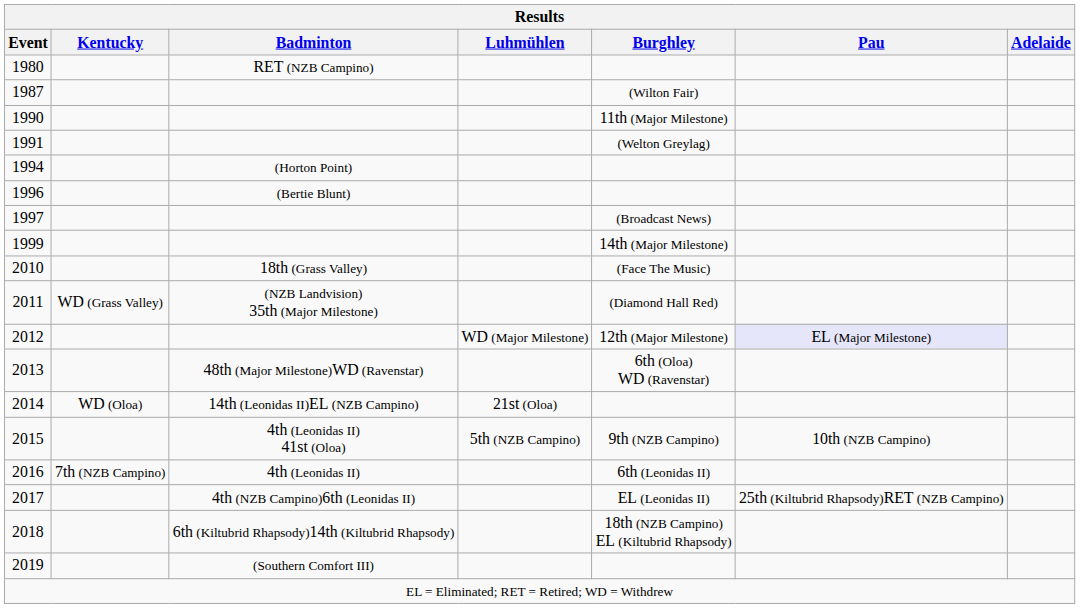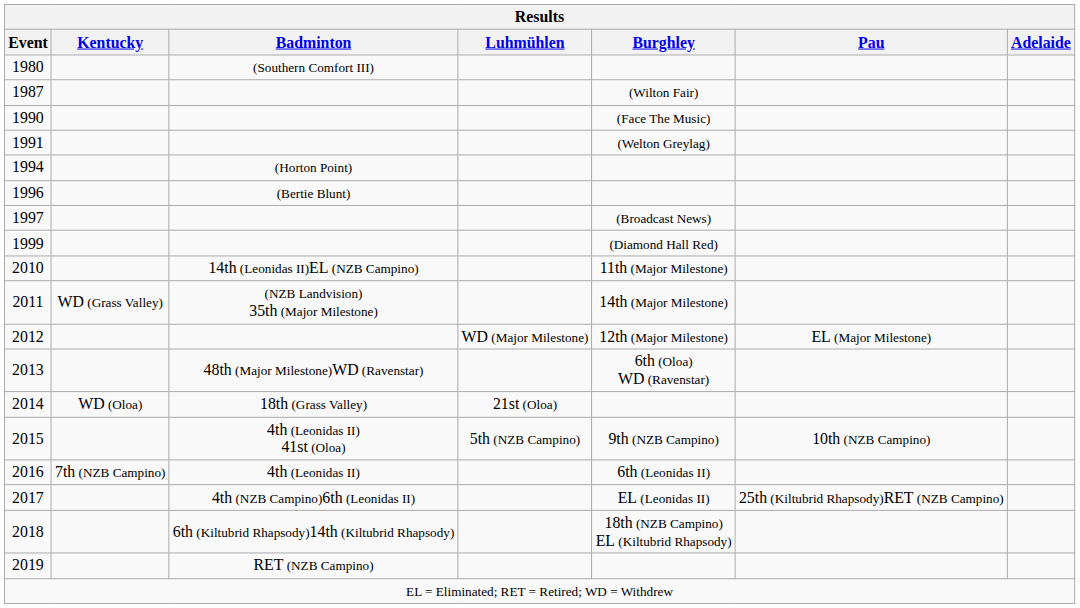(314, 67) RET (NZB Campino) -> (314, 68) (Southern Comfort III)
(664, 117) 11th (Major Milestone) -> (664, 118) (Face The Music)
(664, 243) 14th (Major Milestone) -> (664, 244) (Diamond Hall Red)
(314, 268) 18th (Grass Valley) -> (314, 268) 14th (Leonidas II)EL (NZB Campino)
(664, 269) (Face The Music) -> (664, 268) 11th (Major Milestone)
(664, 303) (Diamond Hall Red) -> (664, 302) 14th (Major Milestone)
(871, 336) lavender background -> (871, 336) no background
(314, 404) 14th (Leonidas II)EL (NZB Campino) -> (314, 404) 18th (Grass Valley)
(314, 566) (Southern Comfort III) -> (314, 565) RET (NZB Campino)
